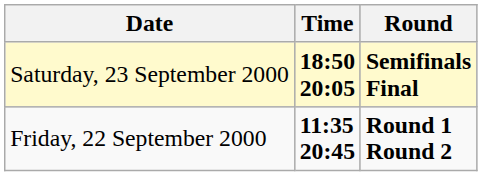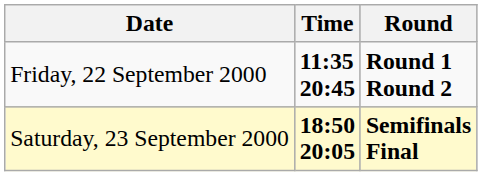rows swapped: (138, 138) <-> (150, 74)
